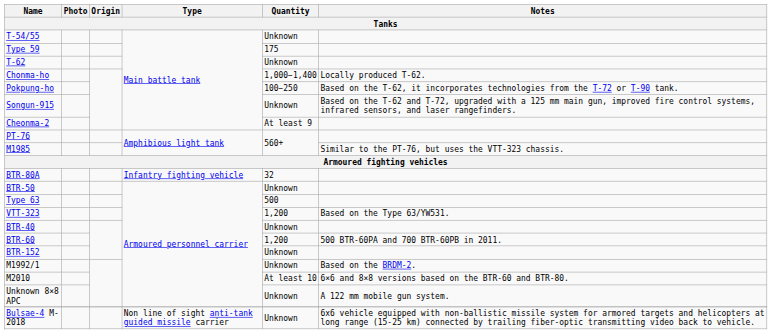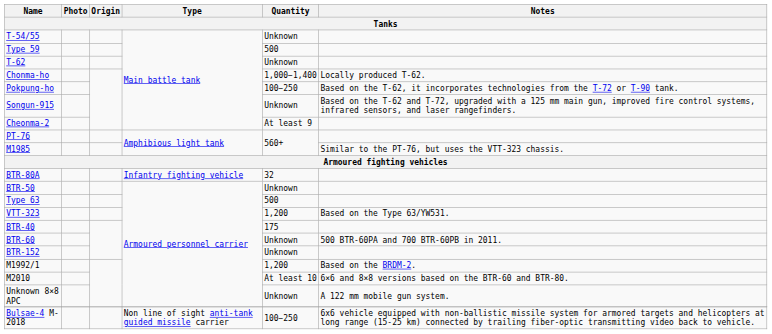(271, 50) 175 -> (271, 50) 500
(281, 227) Unknown -> (271, 227) 175
(276, 240) 1,200 -> (281, 240) Unknown
(281, 265) Unknown -> (276, 265) 1,200
(281, 318) Unknown -> (281, 318) 100−250
